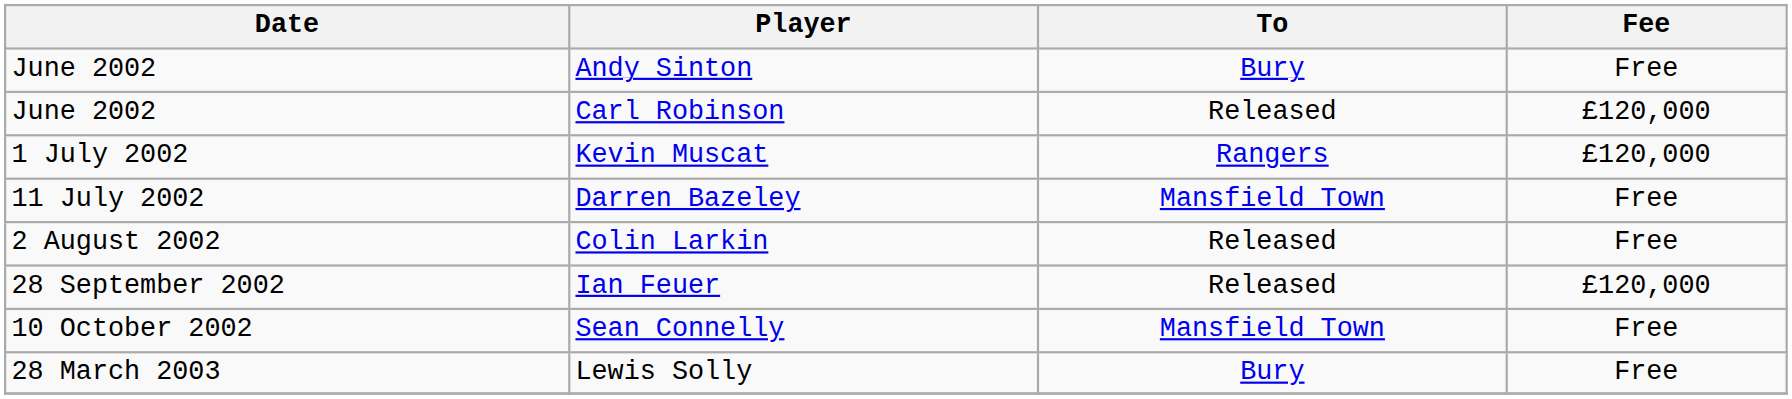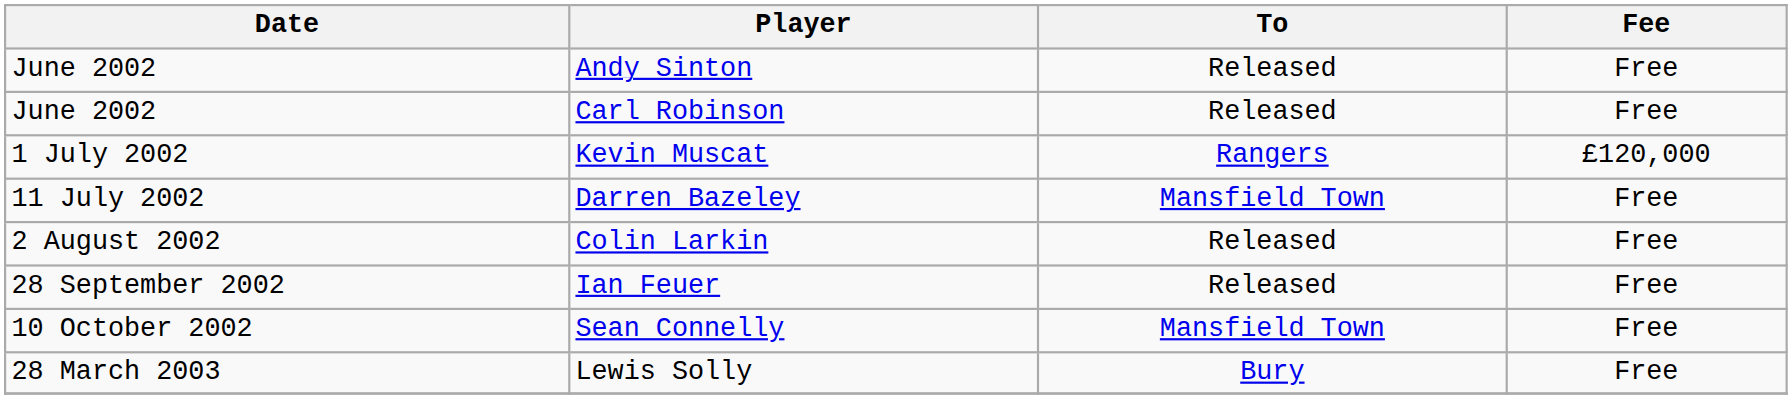(1272, 70) Bury -> (1272, 70) Released
(1646, 114) £120,000 -> (1646, 114) Free
(1646, 287) £120,000 -> (1646, 287) Free
